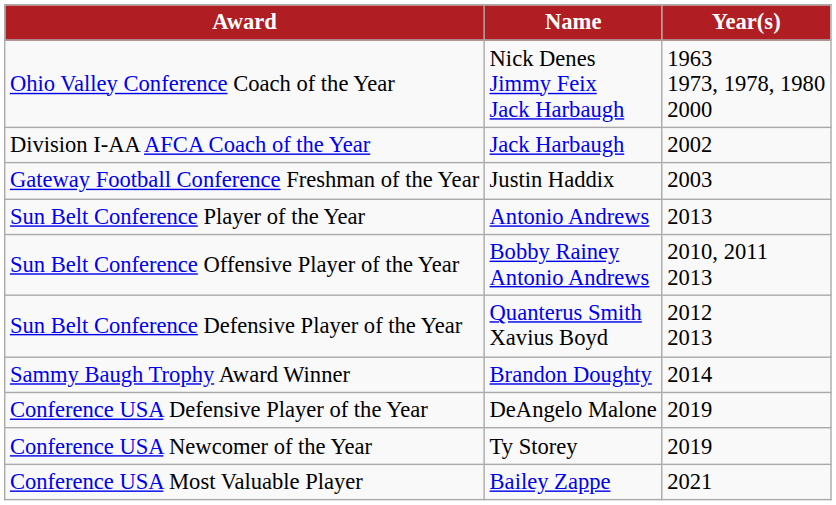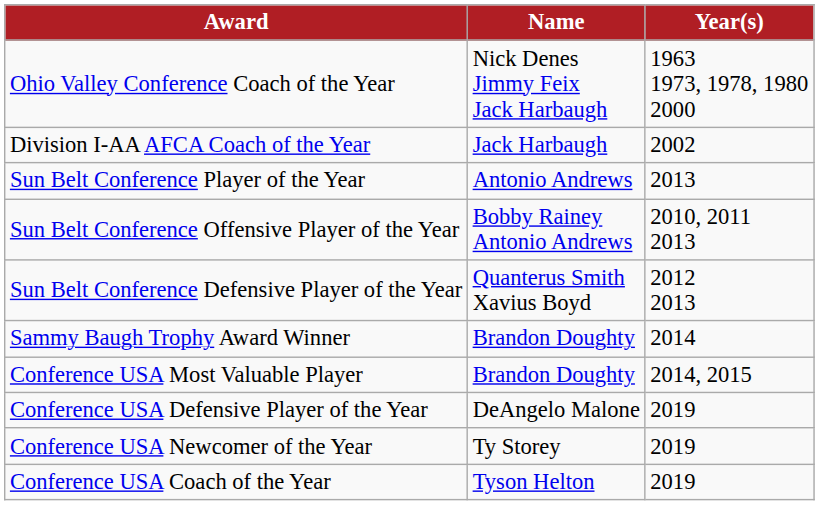- row: (245, 180)
+ row: (186, 374)
+ row: (170, 481)
- row: (186, 481)
